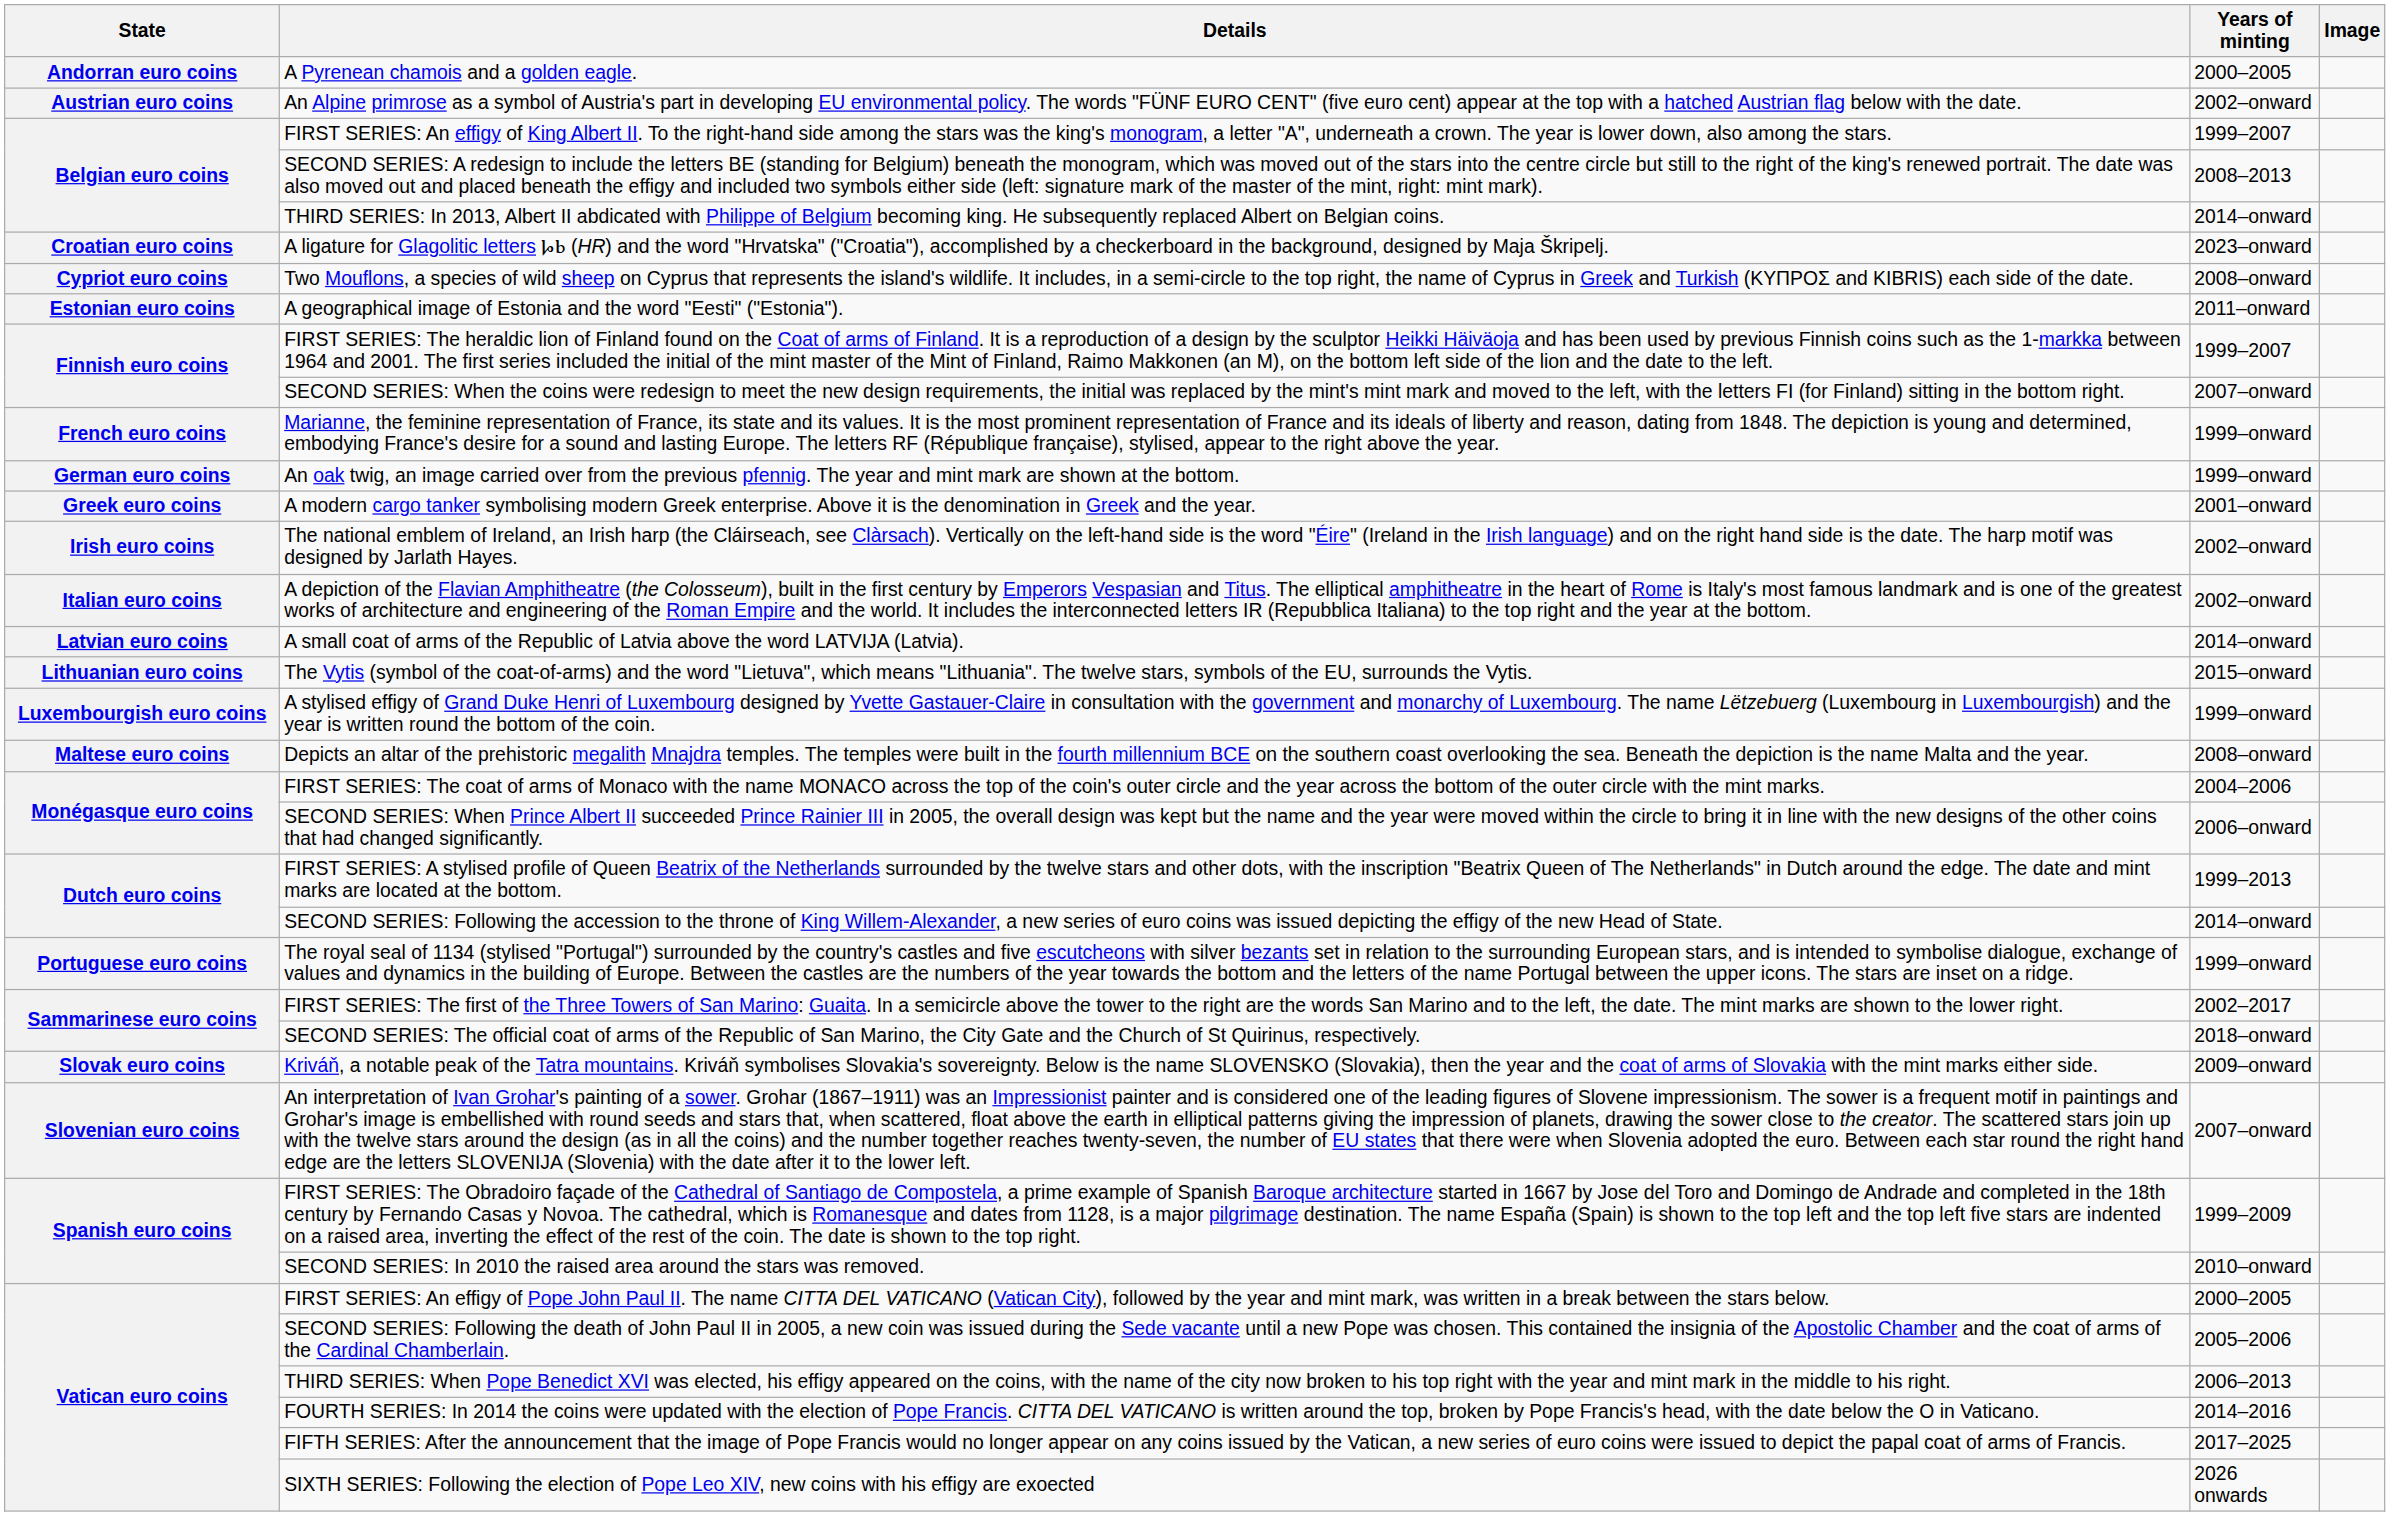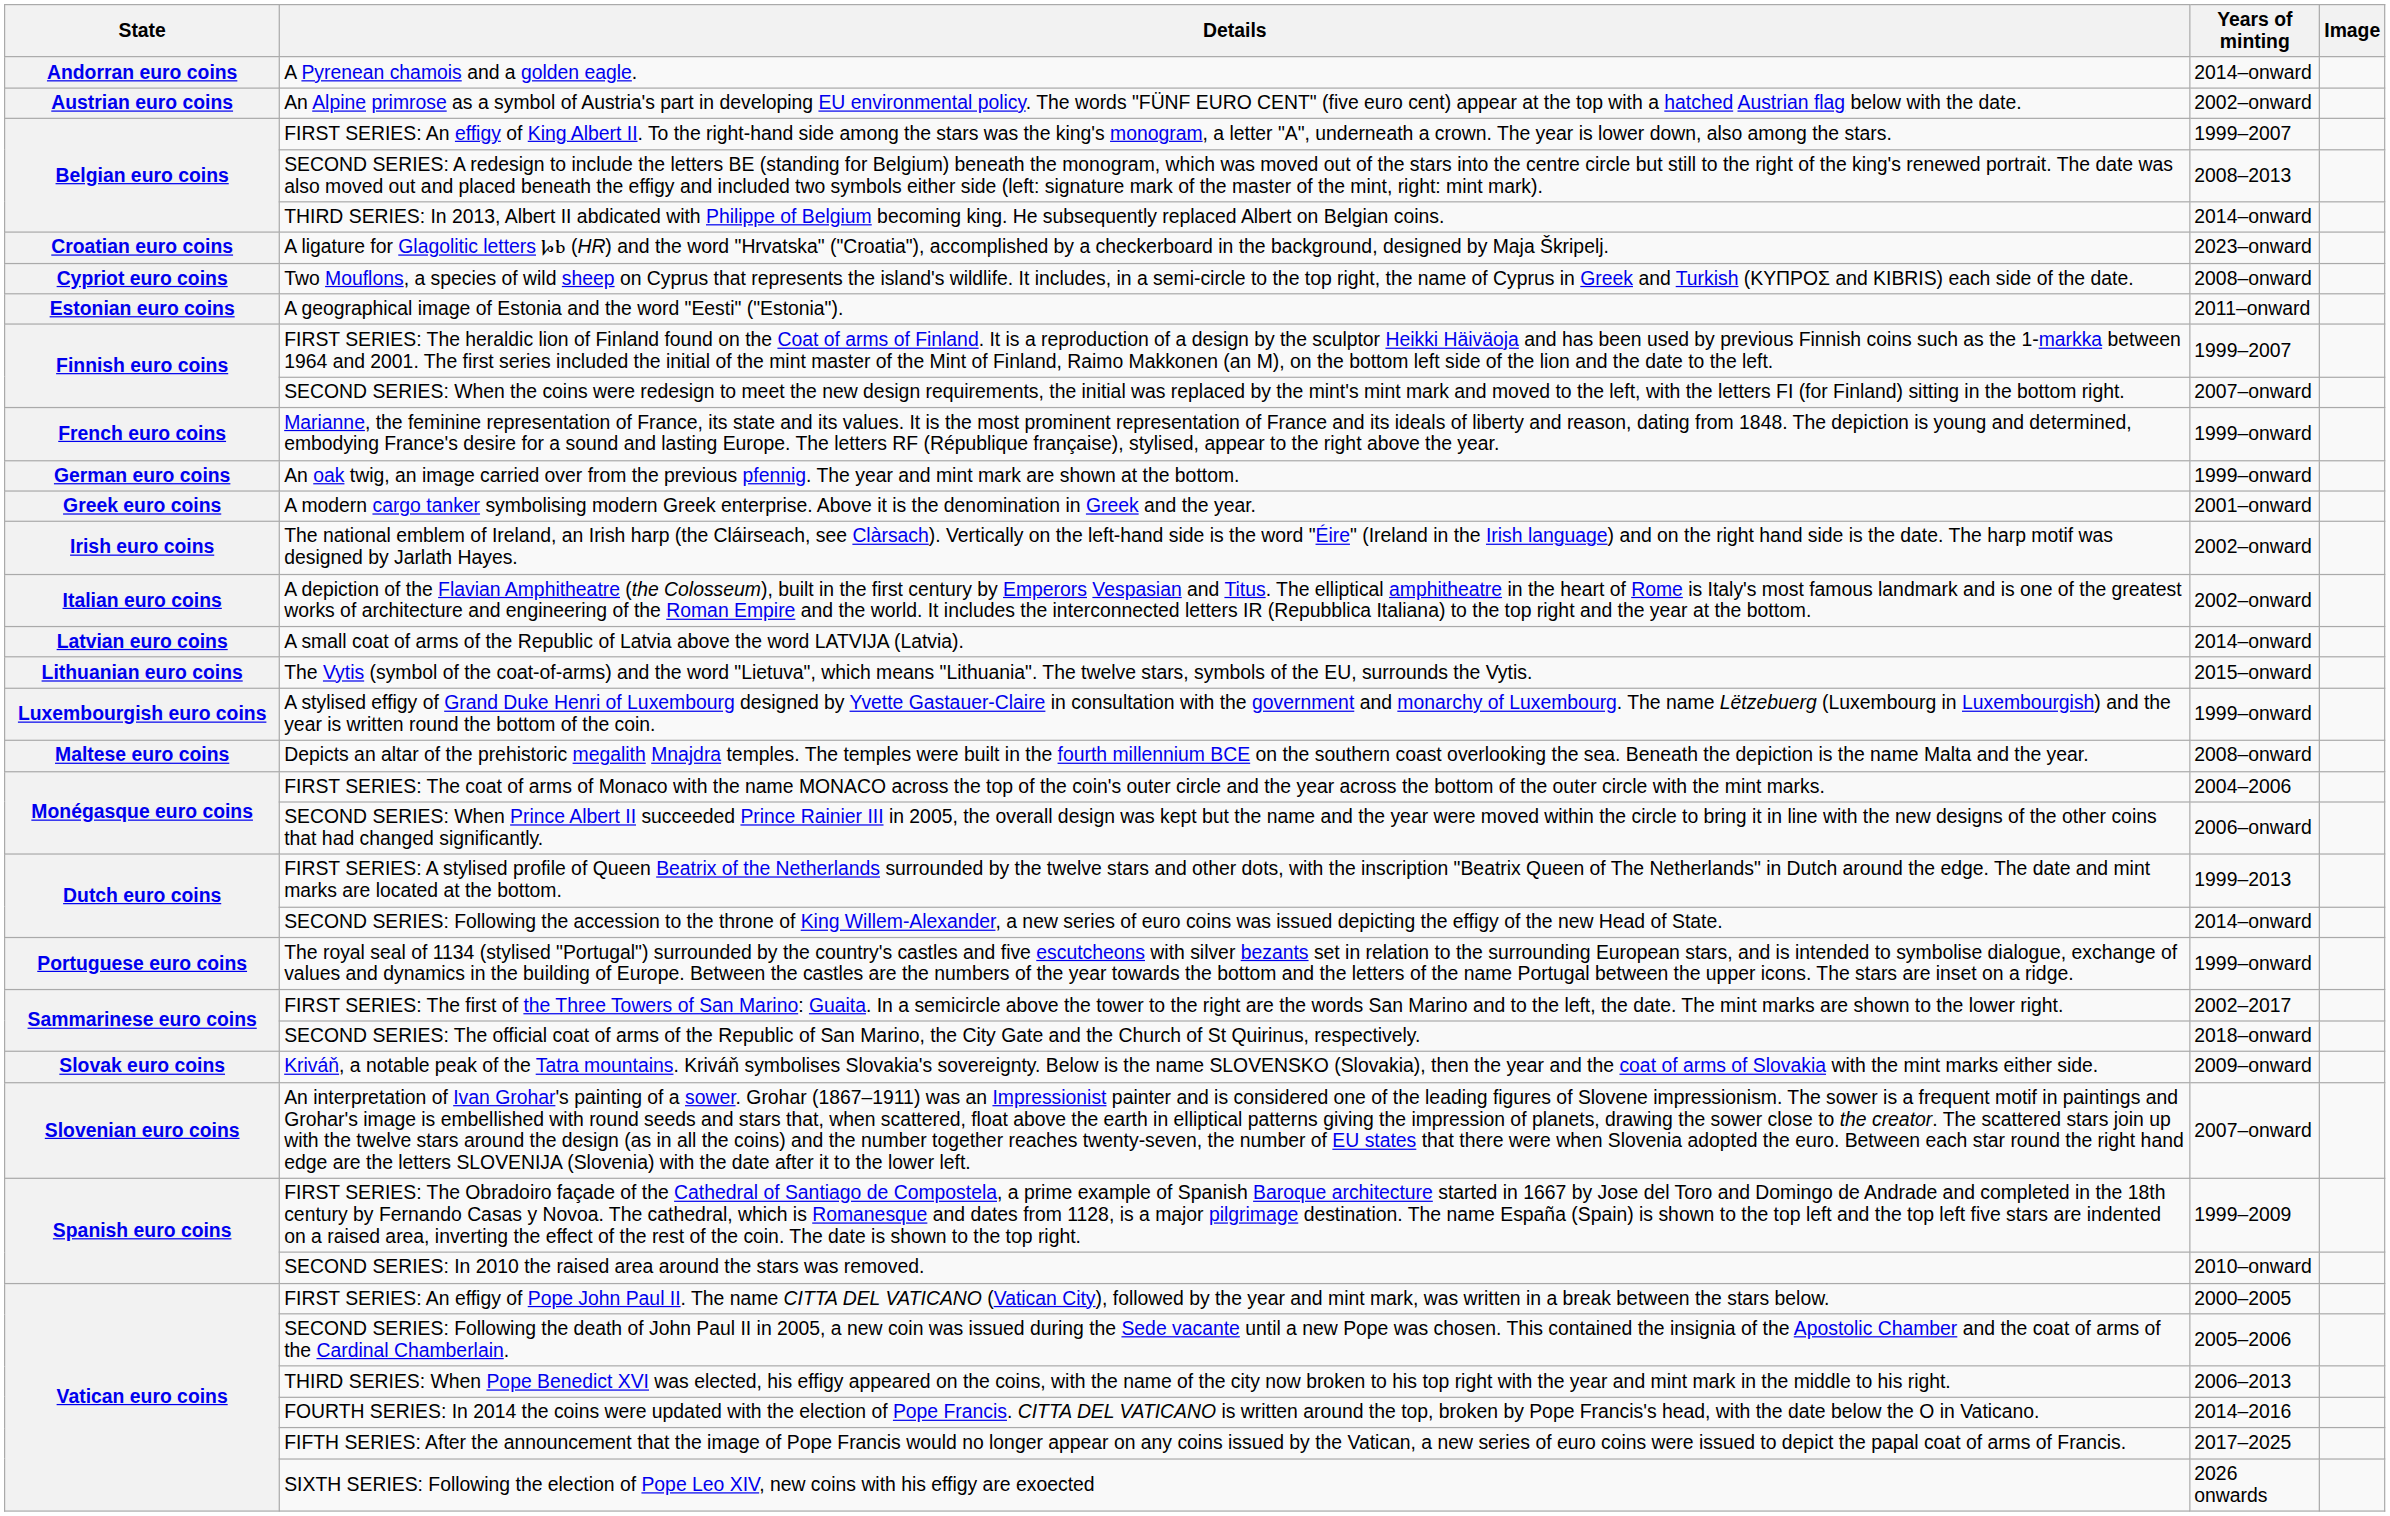(2243, 72) 2000–2005 -> (2253, 72) 2014–onward
